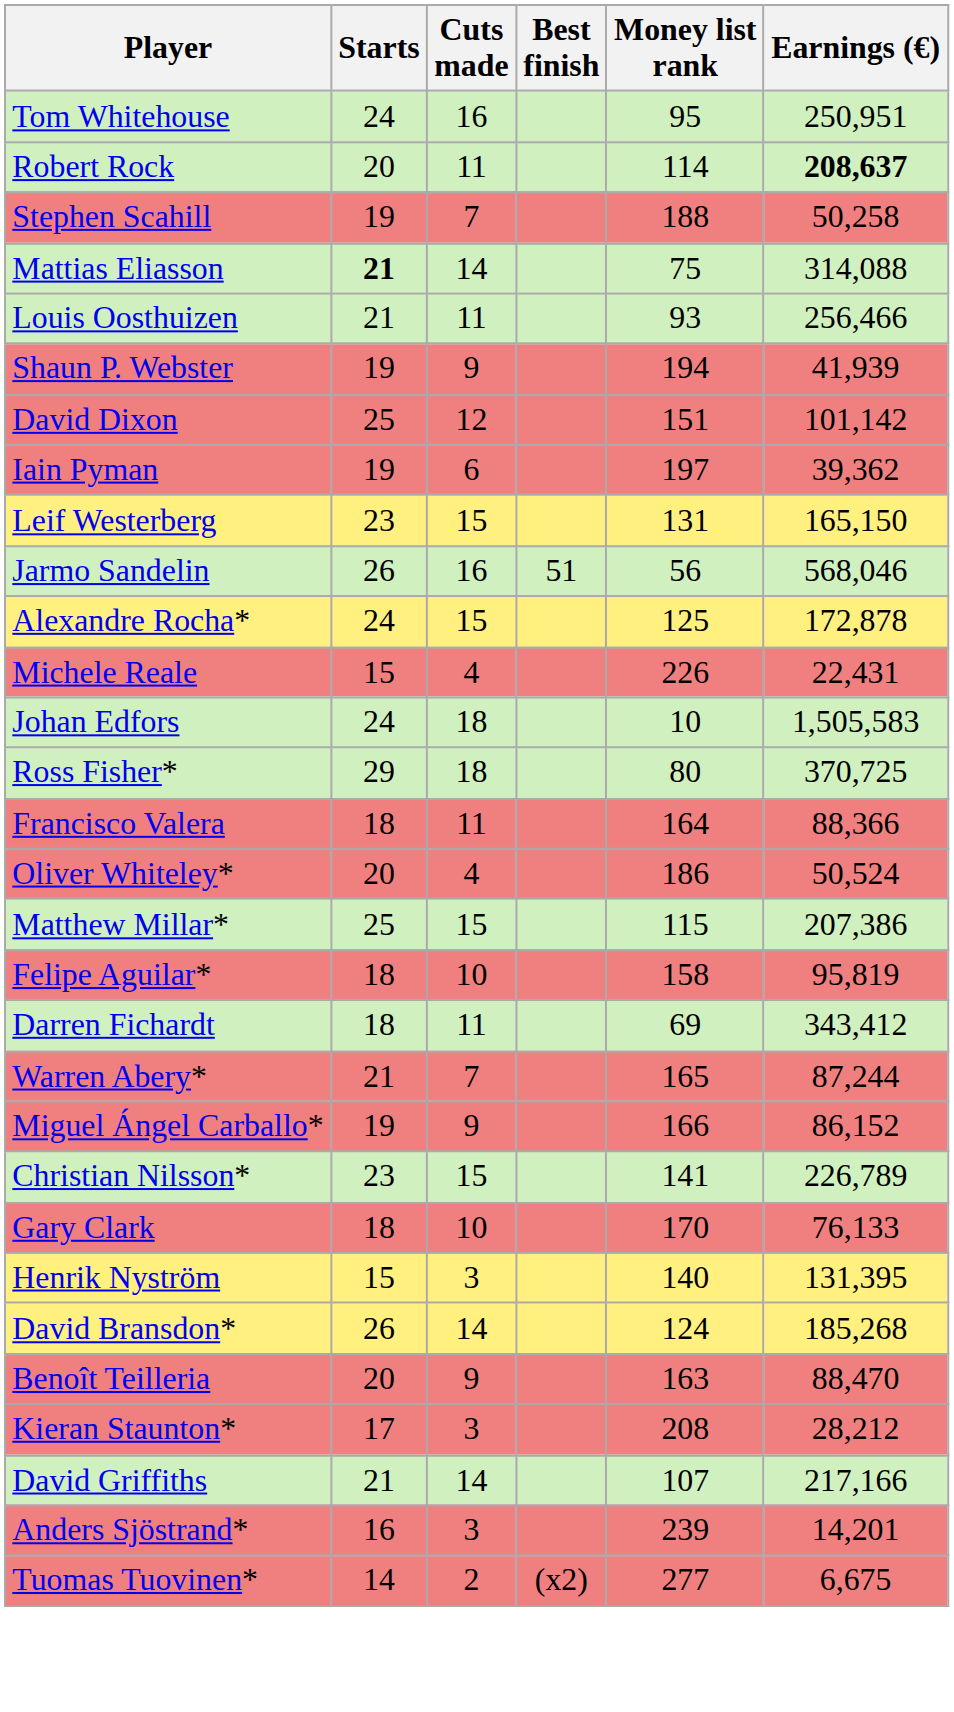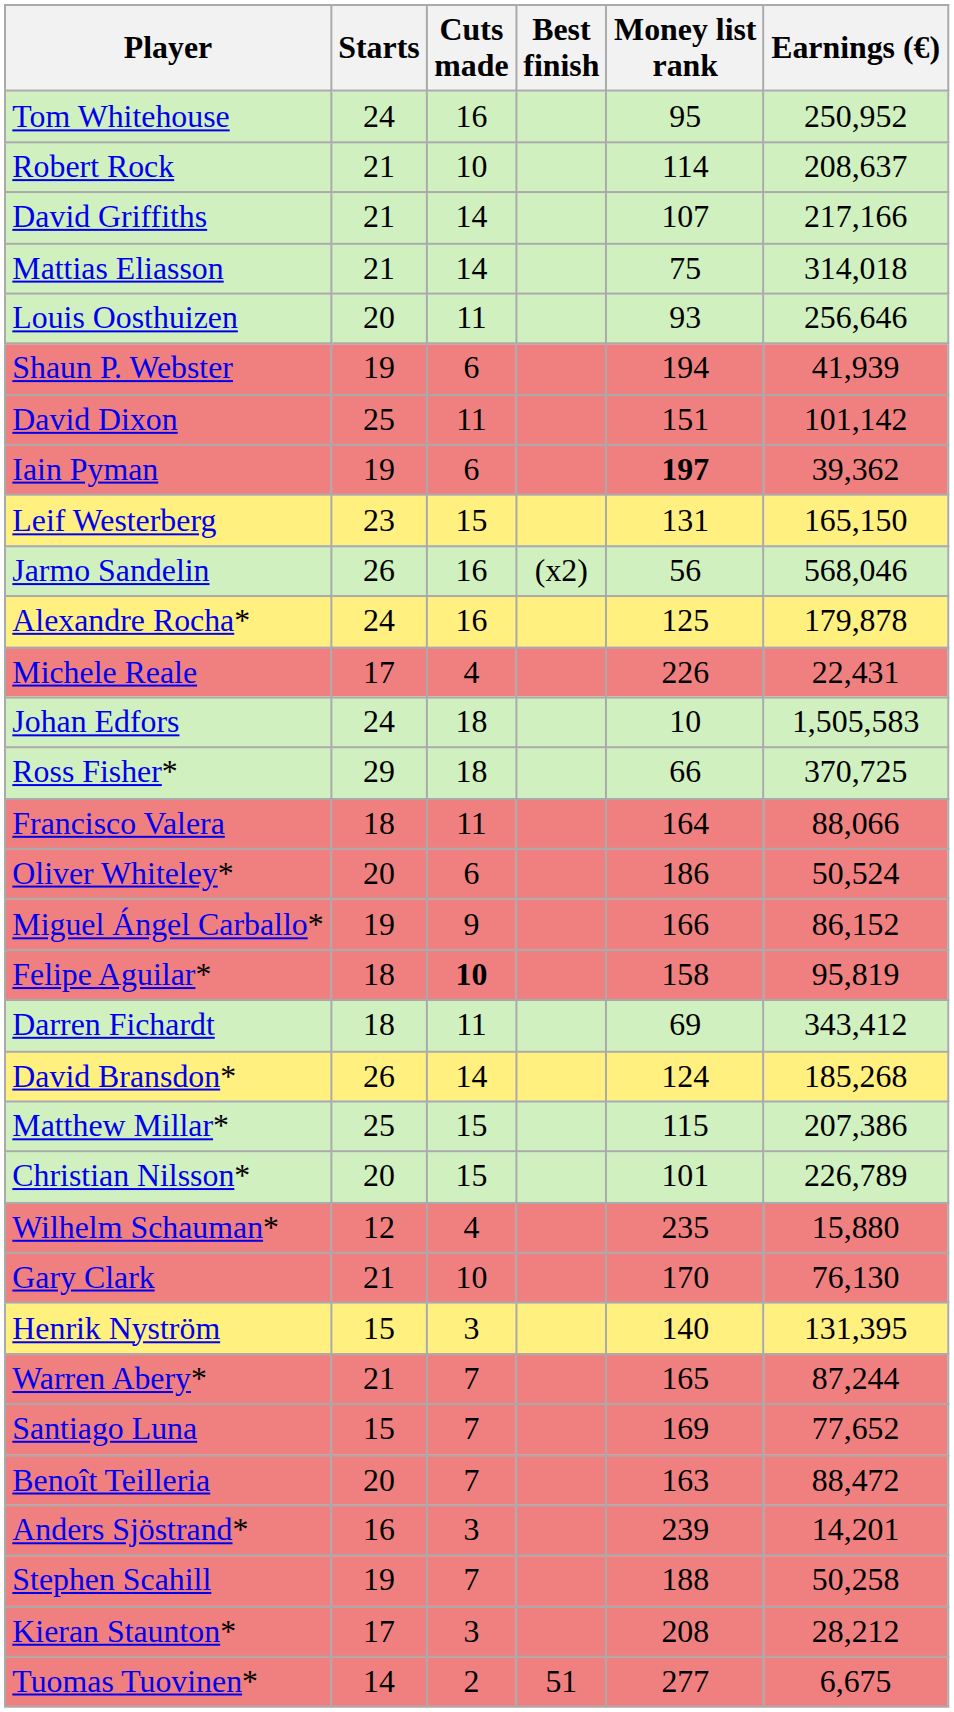(856, 116) 250,951 -> (856, 116) 250,952
(379, 166) 20 -> (379, 166) 21
(471, 166) 11 -> (471, 166) 10
(856, 166) bold -> (856, 166) normal
rows swapped: (110, 1479) <-> (112, 217)
(379, 267) bold -> (379, 267) normal
(856, 267) 314,088 -> (856, 267) 314,018
(379, 318) 21 -> (379, 318) 20
(856, 318) 256,466 -> (856, 318) 256,646
(471, 368) 9 -> (471, 368) 6
(471, 419) 12 -> (471, 419) 11
(685, 469) normal -> (685, 469) bold
(561, 570) 51 -> (561, 570) (x2)
(471, 621) 15 -> (471, 621) 16
(856, 621) 172,878 -> (856, 621) 179,878
(379, 671) 15 -> (379, 671) 17
(685, 772) 80 -> (685, 772) 66
(856, 823) 88,366 -> (856, 823) 88,066
(471, 873) 4 -> (471, 873) 6
rows swapped: (168, 1125) <-> (121, 924)
(471, 974) normal -> (471, 974) bold
rows swapped: (124, 1327) <-> (110, 1075)
(379, 1176) 23 -> (379, 1176) 20
(685, 1176) 141 -> (685, 1176) 101
+ row: (146, 1226)
(379, 1226) 18 -> (379, 1277) 21
(856, 1226) 76,133 -> (856, 1277) 76,130
+ row: (105, 1428)
(471, 1378) 9 -> (471, 1479) 7
(856, 1378) 88,470 -> (856, 1479) 88,472
rows swapped: (124, 1428) <-> (130, 1529)
(561, 1580) (x2) -> (561, 1681) 51
